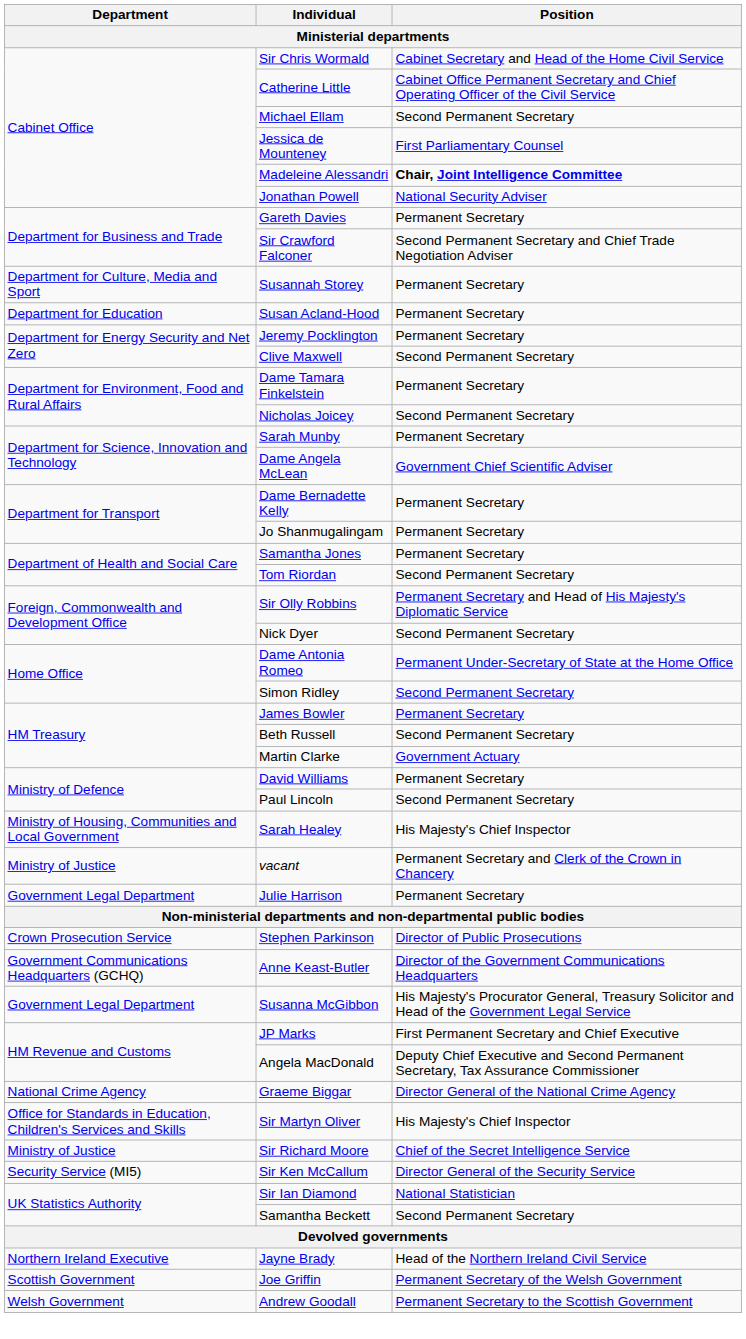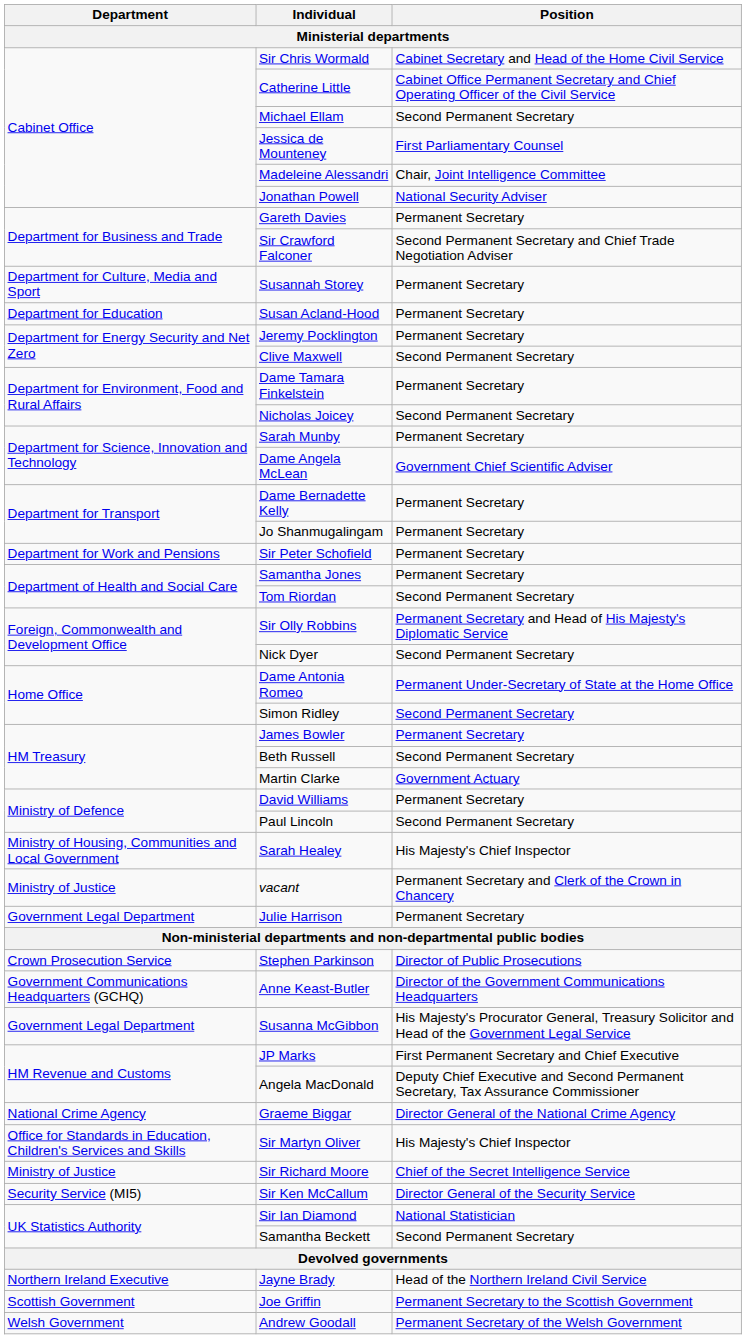(509, 175) bold -> (501, 175) normal
+ row: (315, 553)
(539, 1280) Permanent Secretary of the Welsh Government -> (544, 1301) Permanent Secretary to the Scottish Government
(544, 1301) Permanent Secretary to the Scottish Government -> (539, 1323) Permanent Secretary of the Welsh Government
